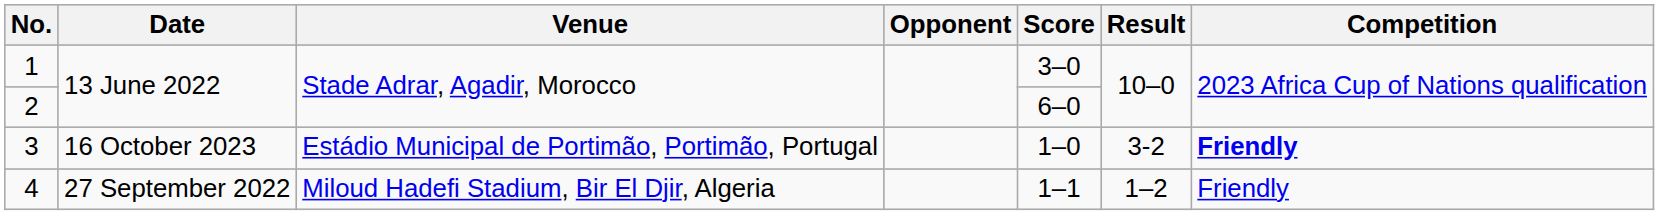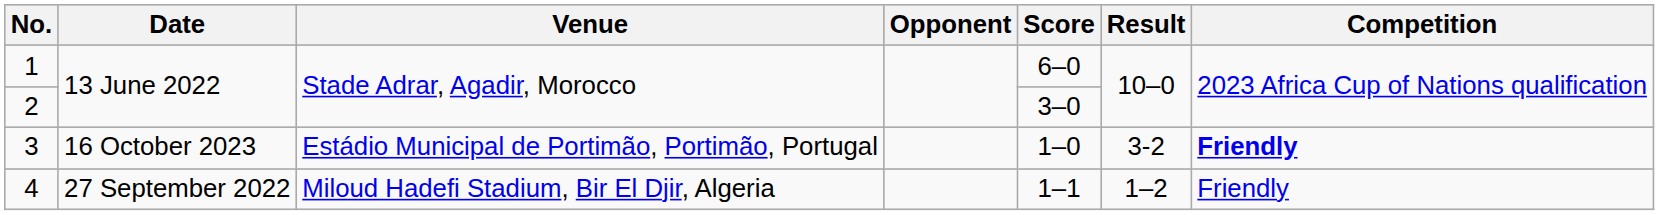(1059, 65) 3–0 -> (1059, 65) 6–0
(1059, 106) 6–0 -> (1059, 106) 3–0
